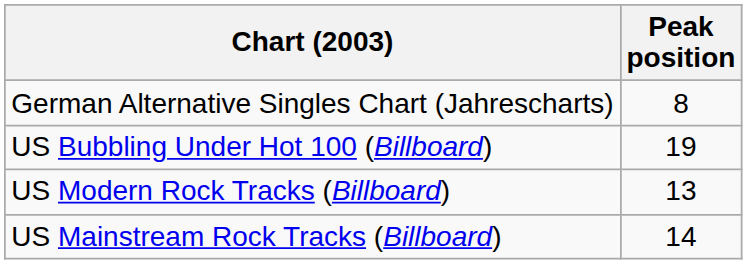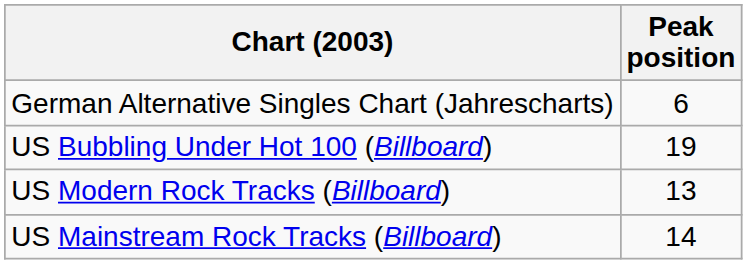(681, 102) 8 -> (681, 102) 6
